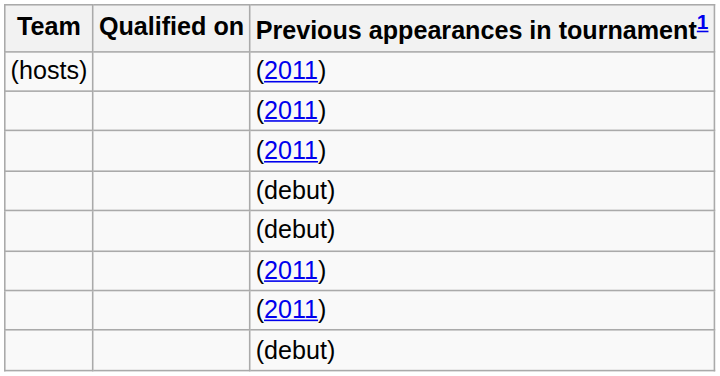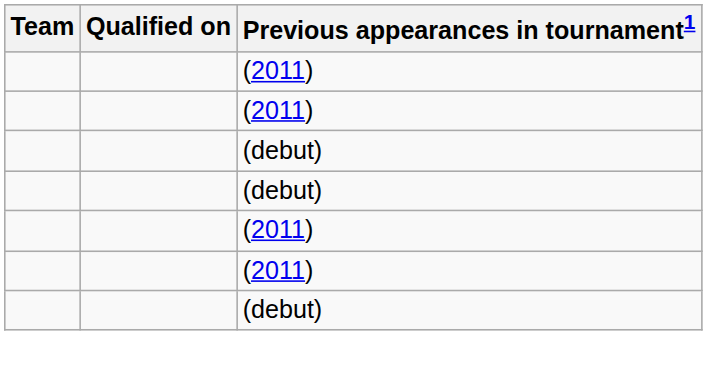- row: (49, 71)
